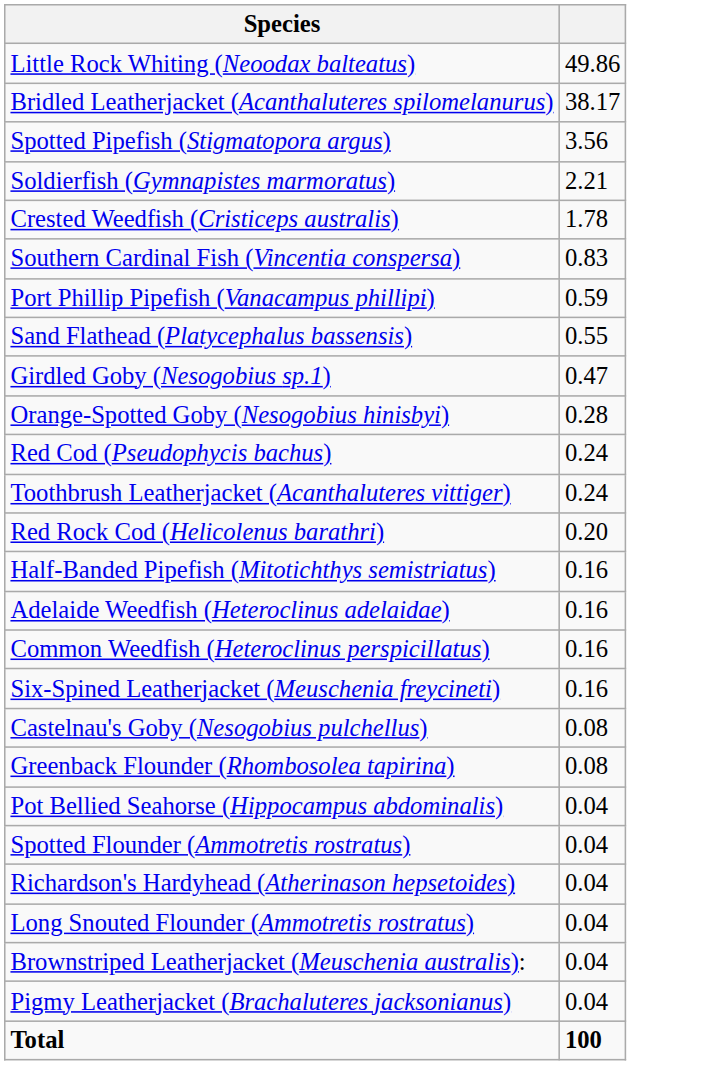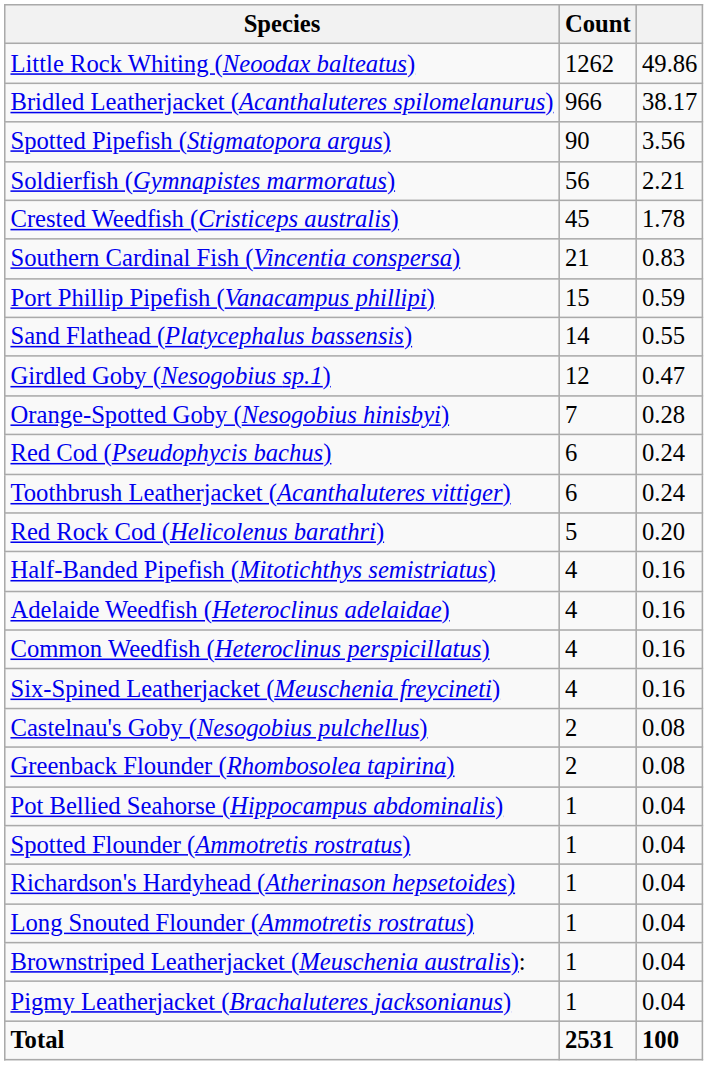+ column: (598, 24)
